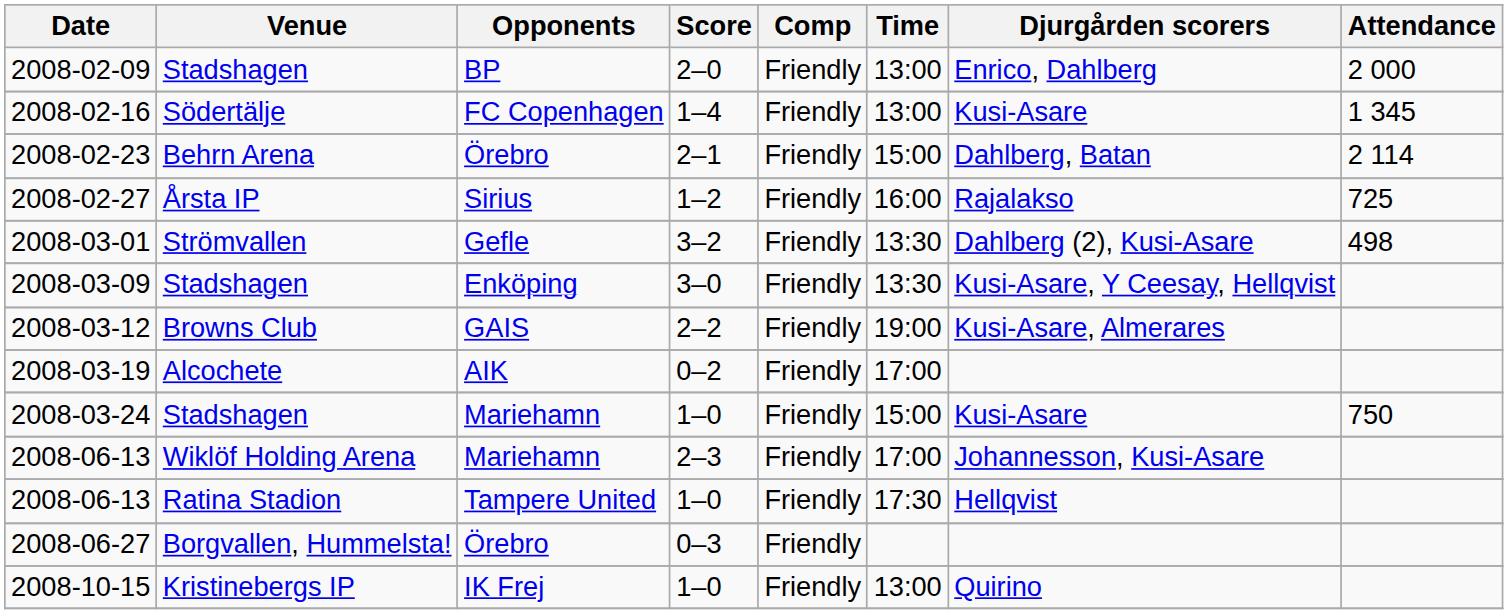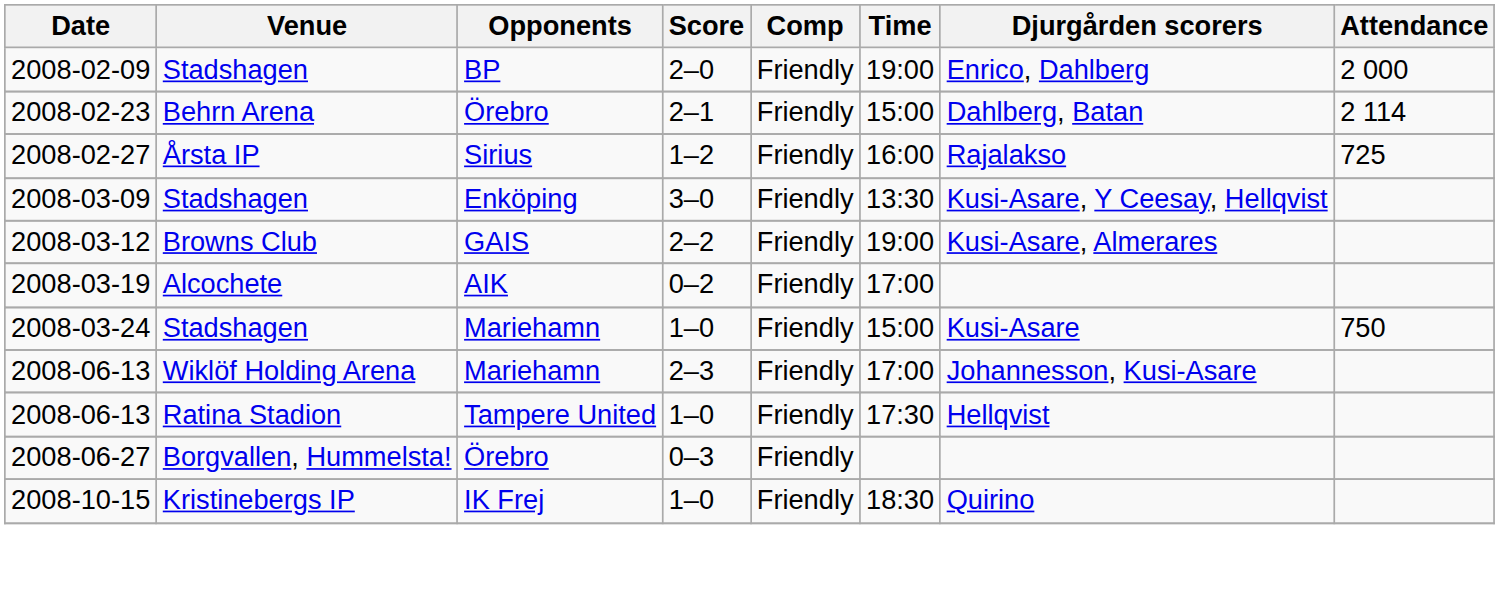(908, 69) 13:00 -> (900, 69) 19:00
- row: (81, 112)
- row: (81, 241)
(908, 586) 13:00 -> (900, 500) 18:30
